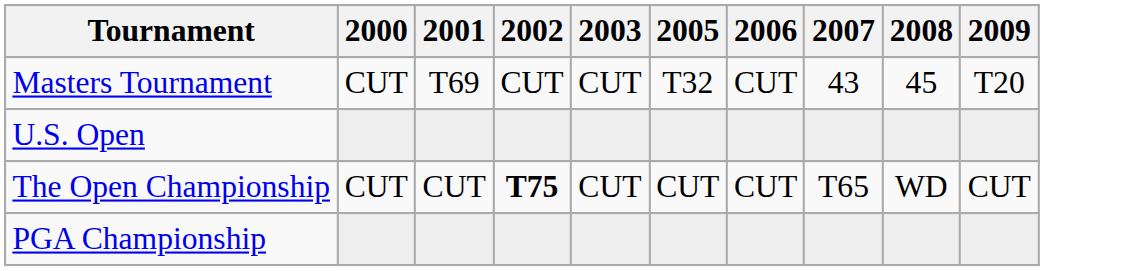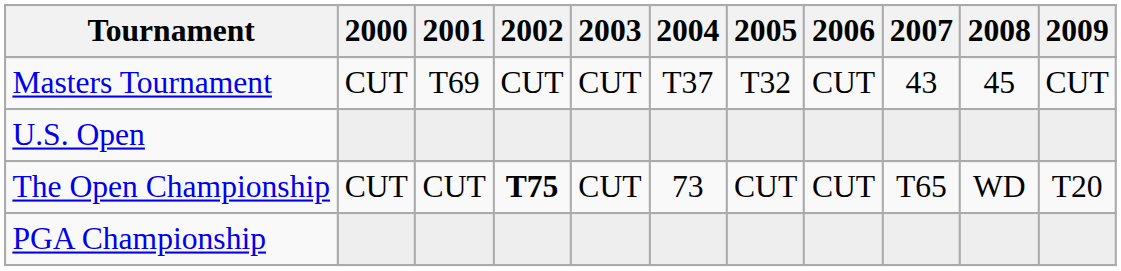+ column: (688, 30)
(999, 82) T20 -> (1077, 82) CUT
(999, 187) CUT -> (1077, 187) T20
